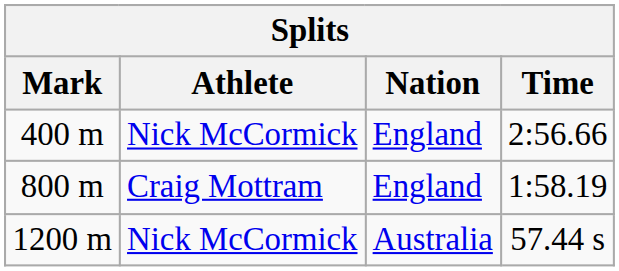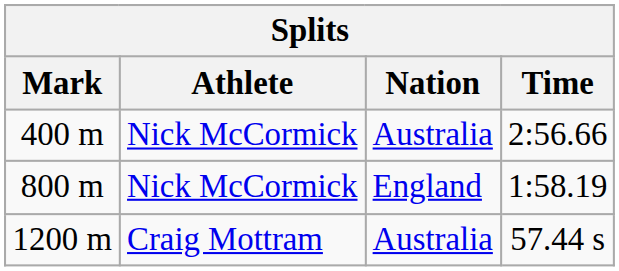(427, 134) England -> (433, 134) Australia
(225, 186) Craig Mottram -> (242, 186) Nick McCormick
(242, 238) Nick McCormick -> (225, 238) Craig Mottram
